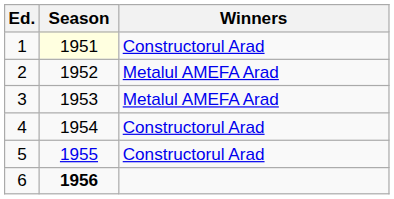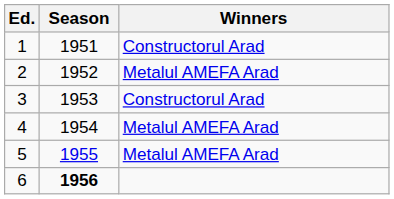(79, 46) lightyellow background -> (79, 46) no background
(201, 100) Metalul AMEFA Arad -> (194, 100) Constructorul Arad
(194, 127) Constructorul Arad -> (201, 127) Metalul AMEFA Arad
(194, 154) Constructorul Arad -> (201, 154) Metalul AMEFA Arad
